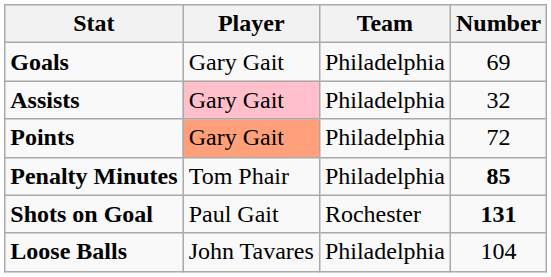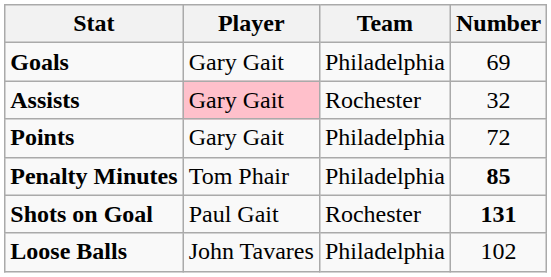(385, 99) Philadelphia -> (373, 99) Rochester
(236, 137) lightsalmon background -> (236, 137) no background
(499, 251) 104 -> (499, 251) 102
